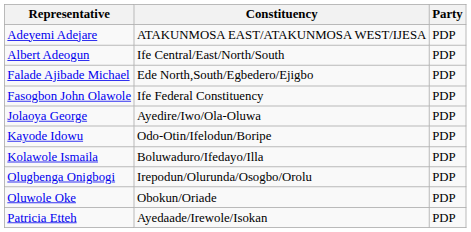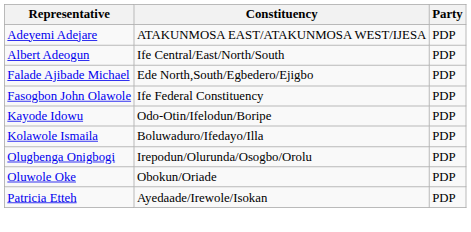- row: (47, 116)
